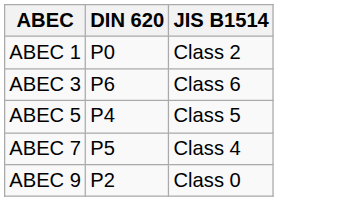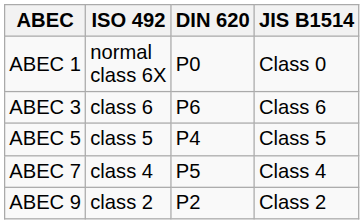+ column: (128, 20)
(207, 52) Class 2 -> (293, 63) Class 0
(207, 180) Class 0 -> (293, 203) Class 2
